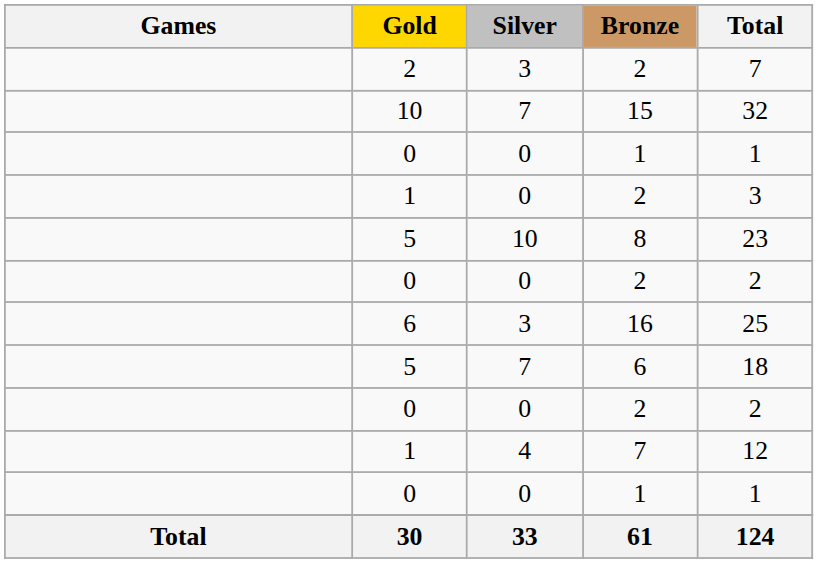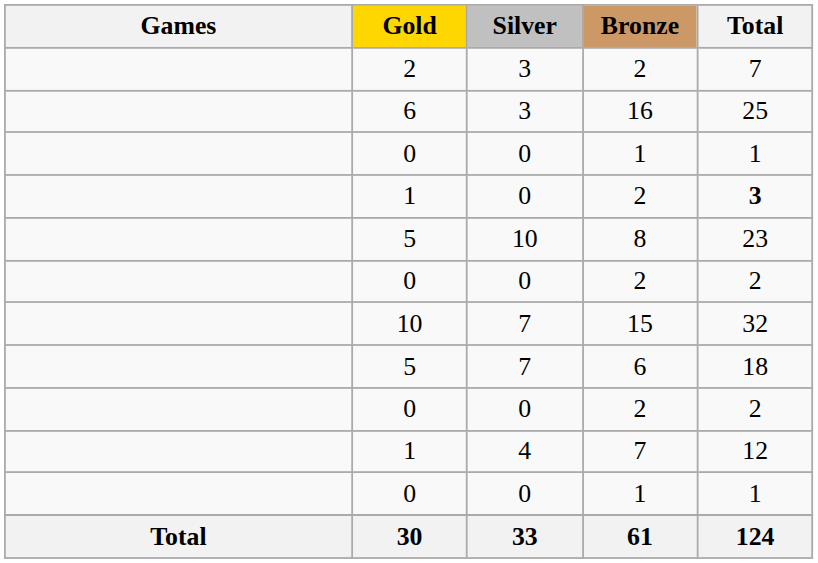rows swapped: (410, 323) <-> (410, 111)
(755, 196) normal -> (755, 196) bold
